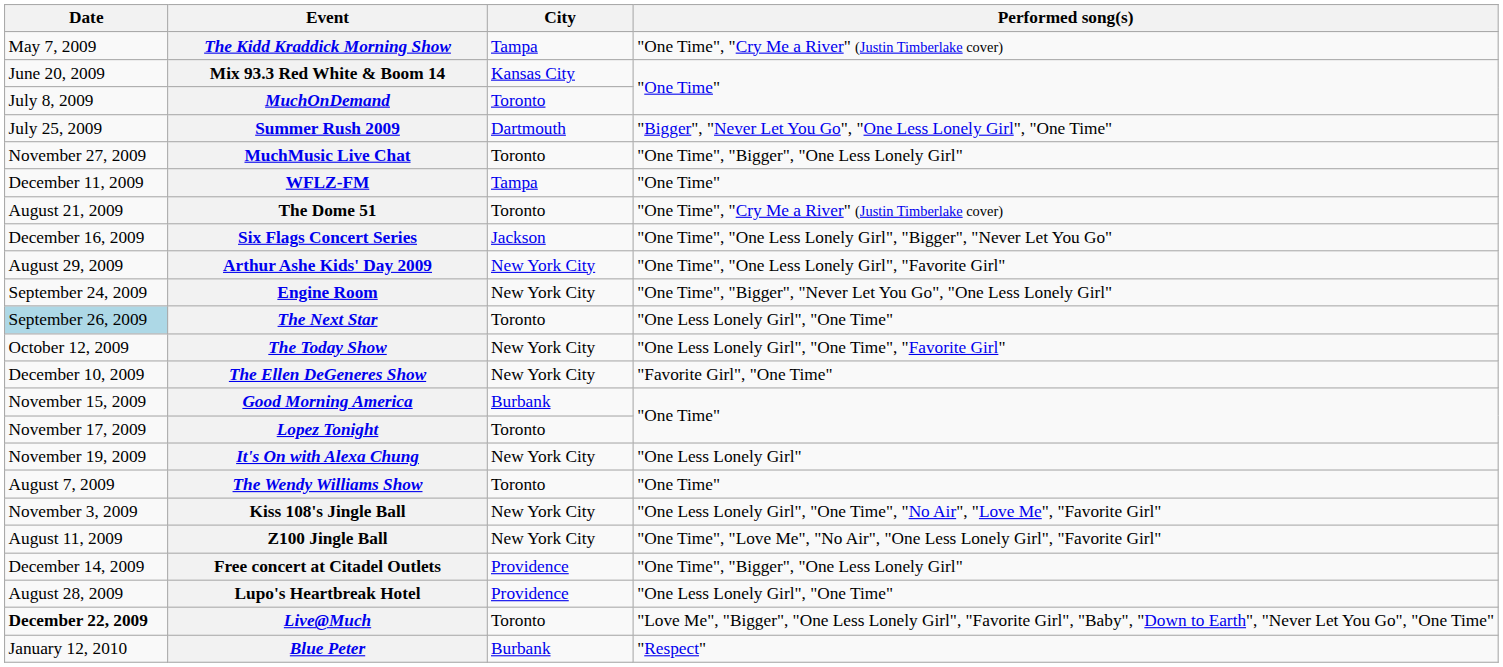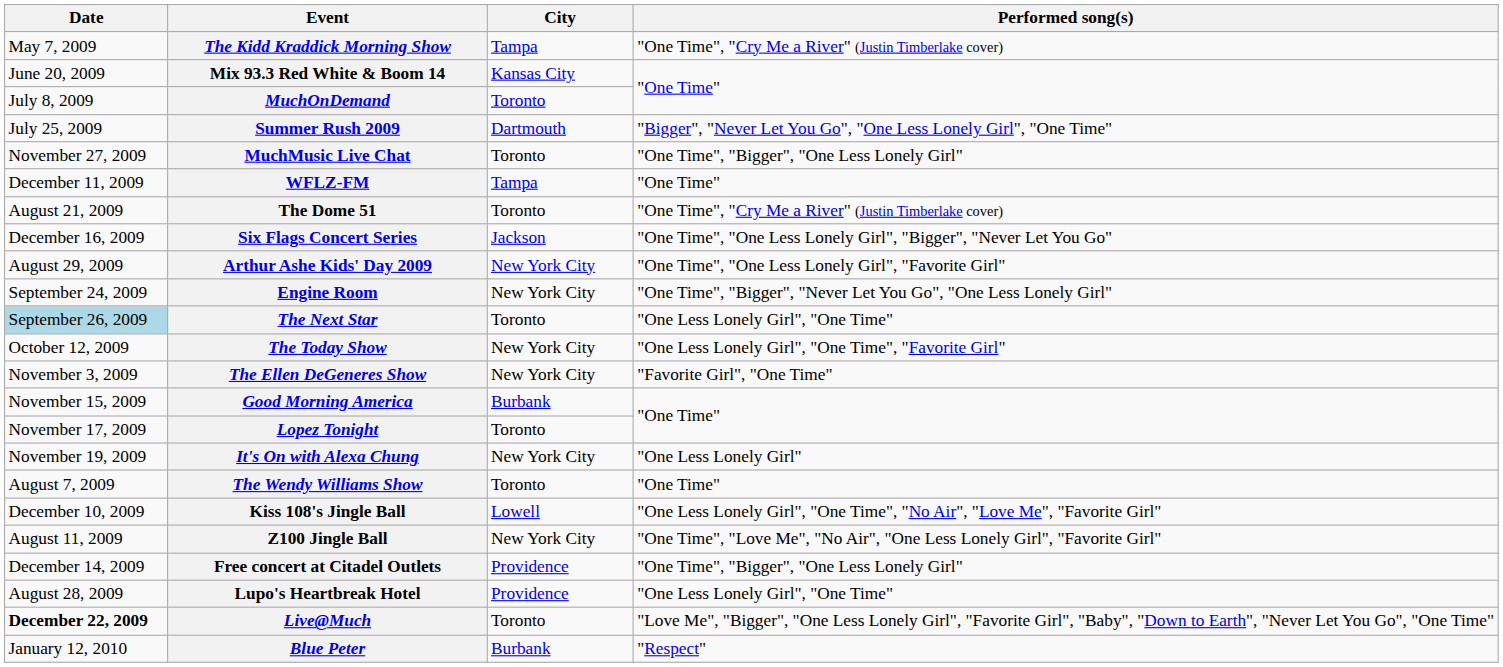(76, 374) December 10, 2009 -> (73, 374) November 3, 2009
(73, 511) November 3, 2009 -> (76, 511) December 10, 2009
(543, 511) New York City -> (515, 511) Lowell
